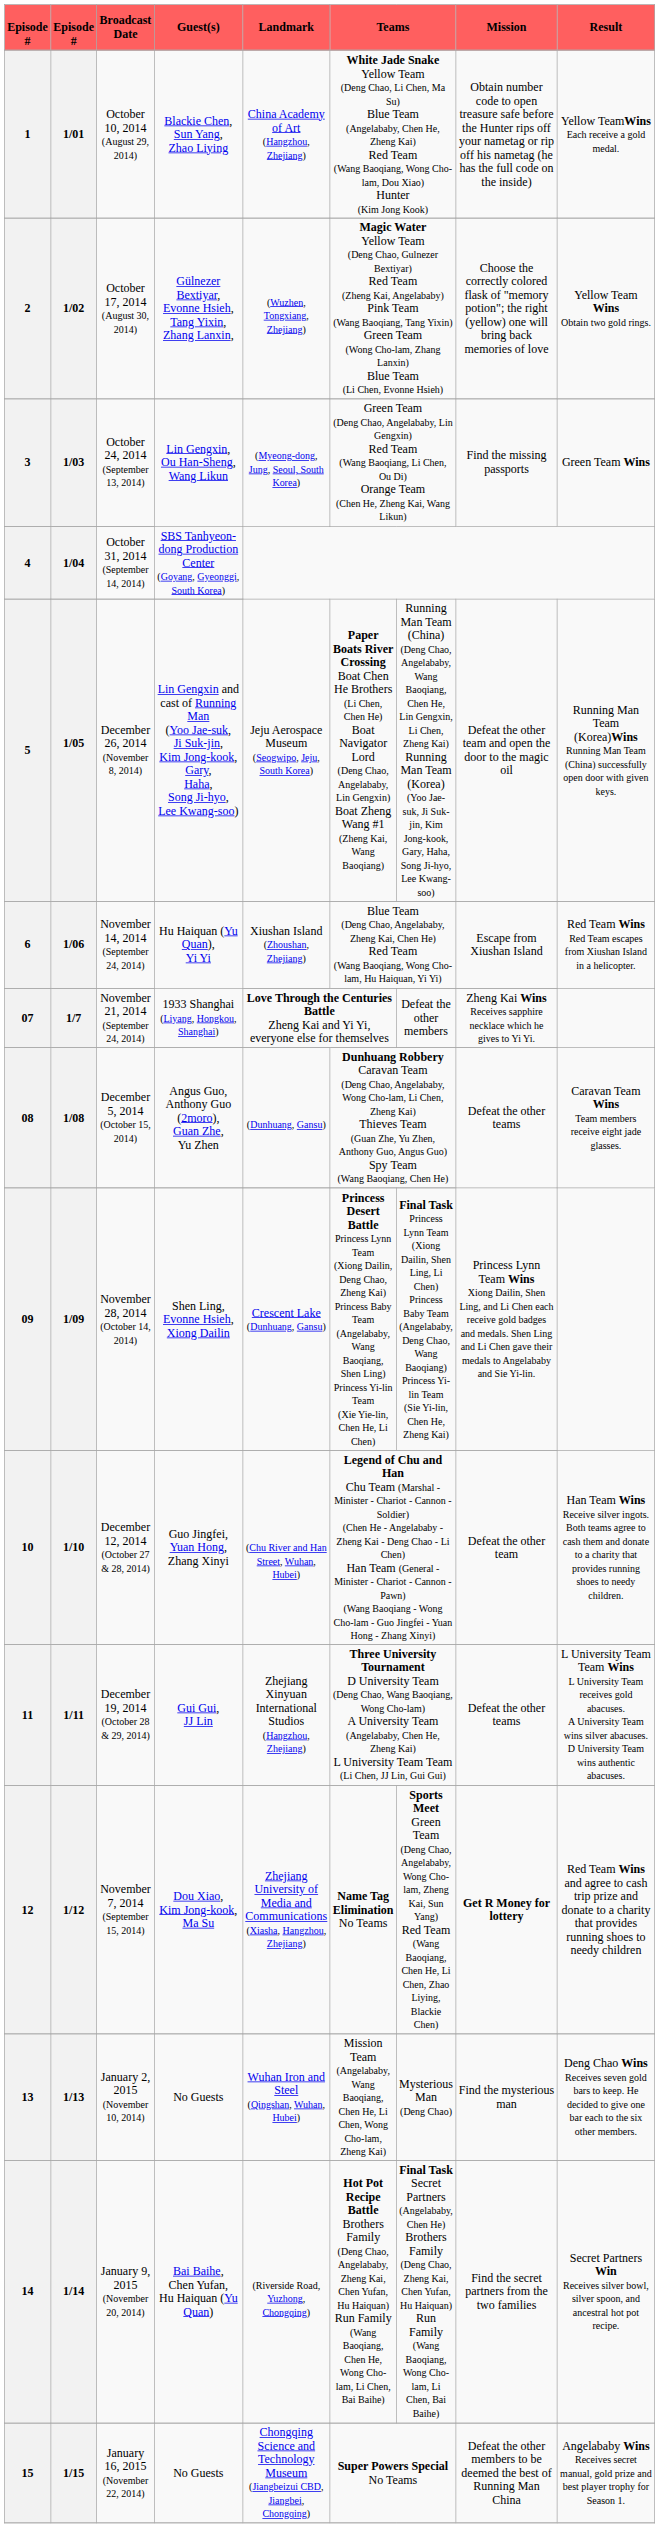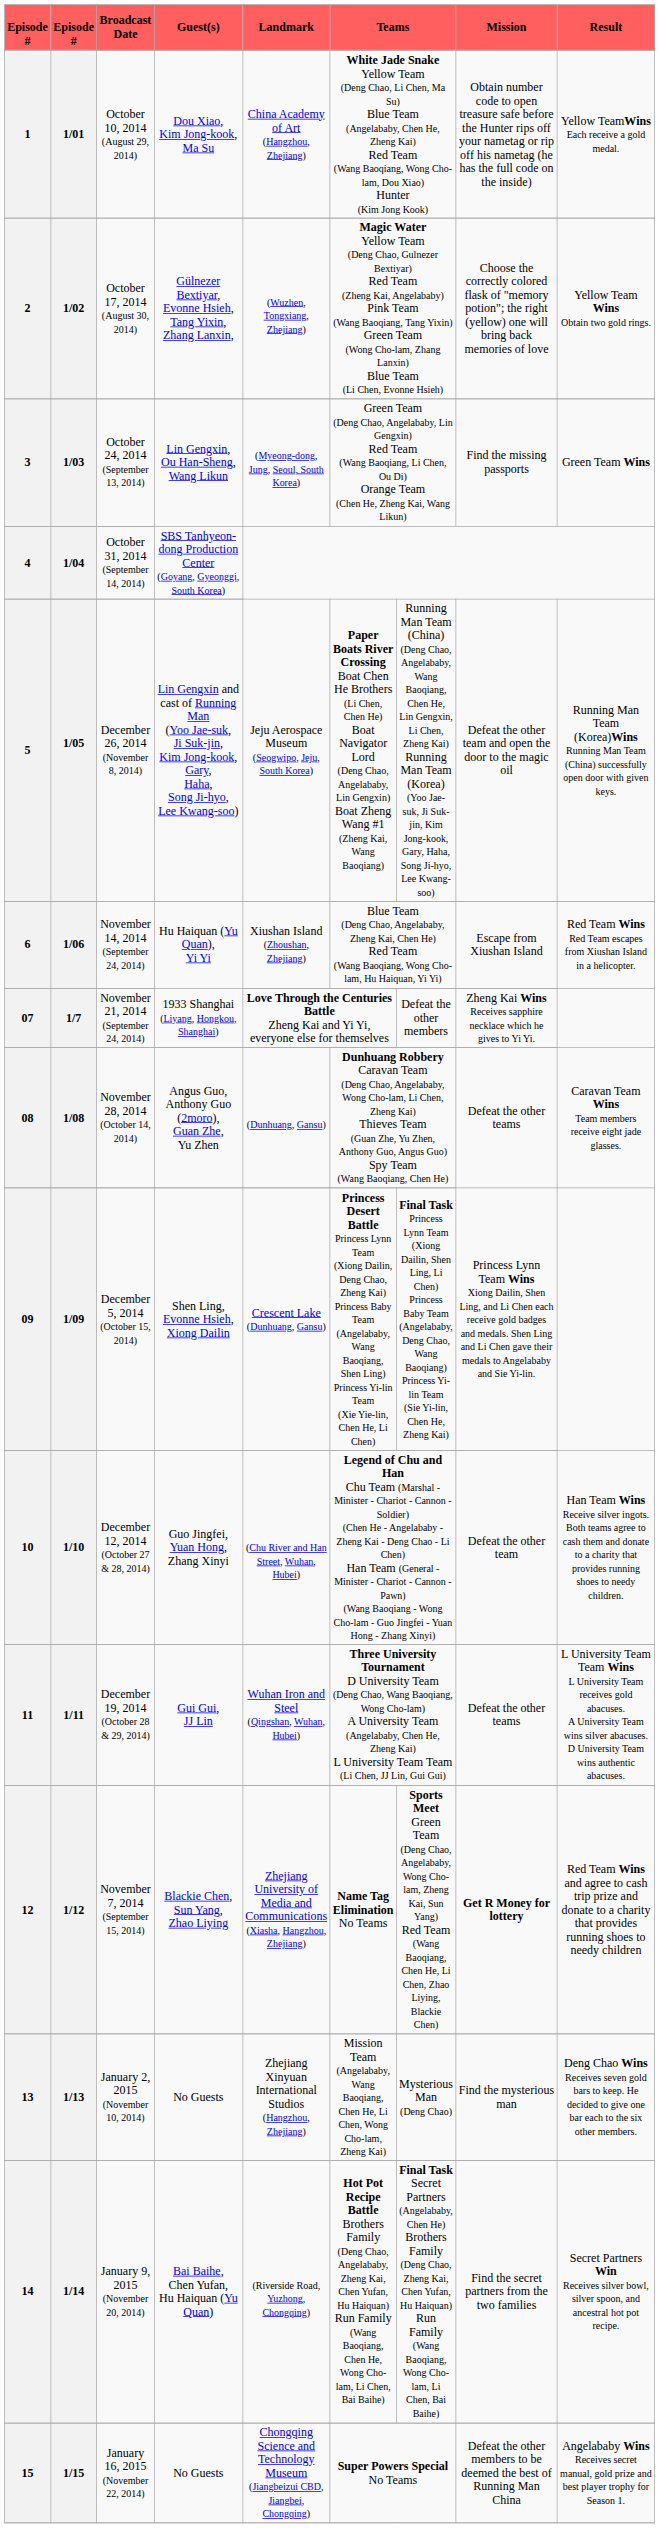(198, 134) Blackie Chen, Sun Yang, Zhao Liying -> (198, 134) Dou Xiao, Kim Jong-kook, Ma Su
(125, 1118) December 5, 2014 (October 15, 2014) -> (125, 1118) November 28, 2014 (October 14, 2014)
(125, 1319) November 28, 2014 (October 14, 2014) -> (125, 1319) December 5, 2014 (October 15, 2014)
(286, 1715) Zhejiang Xinyuan International Studios (Hangzhou, Zhejiang) -> (286, 1715) Wuhan Iron and Steel (Qingshan, Wuhan, Hubei)
(198, 1909) Dou Xiao, Kim Jong-kook, Ma Su -> (198, 1909) Blackie Chen, Sun Yang, Zhao Liying
(286, 2097) Wuhan Iron and Steel (Qingshan, Wuhan, Hubei) -> (286, 2097) Zhejiang Xinyuan International Studios (Hangzhou, Zhejiang)
